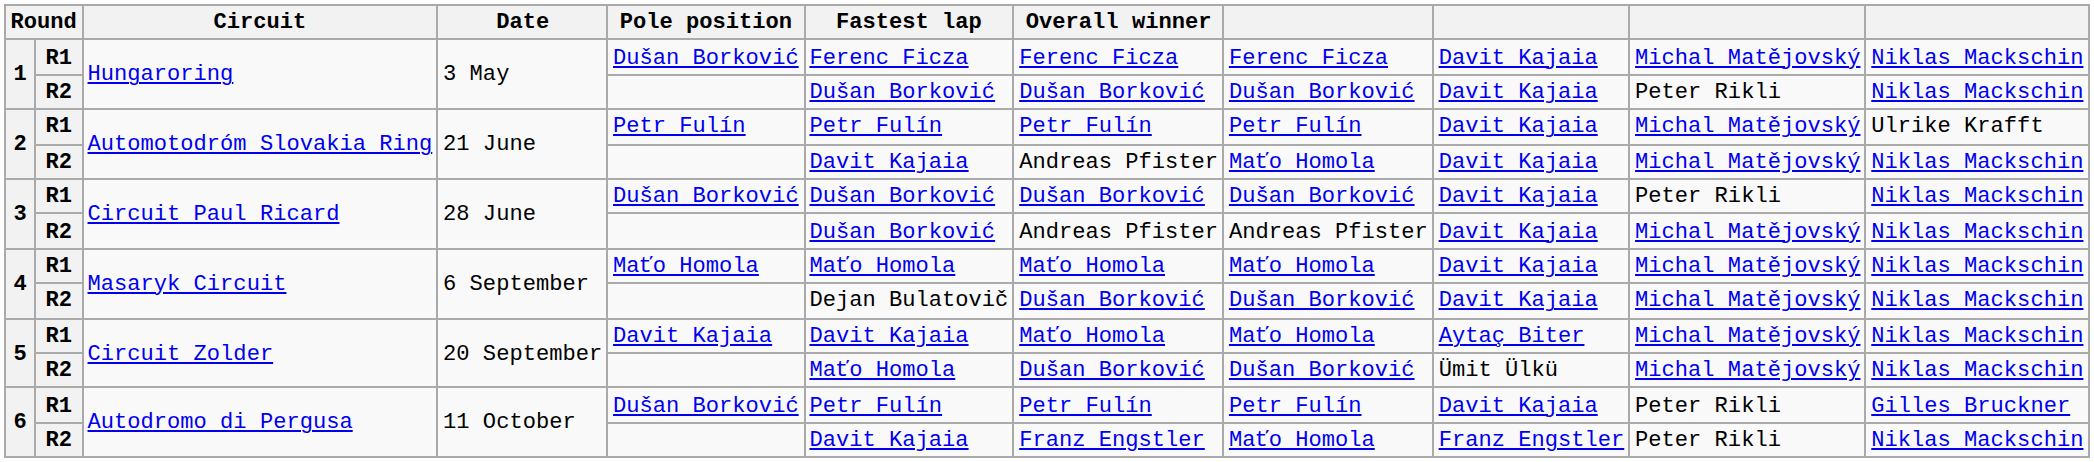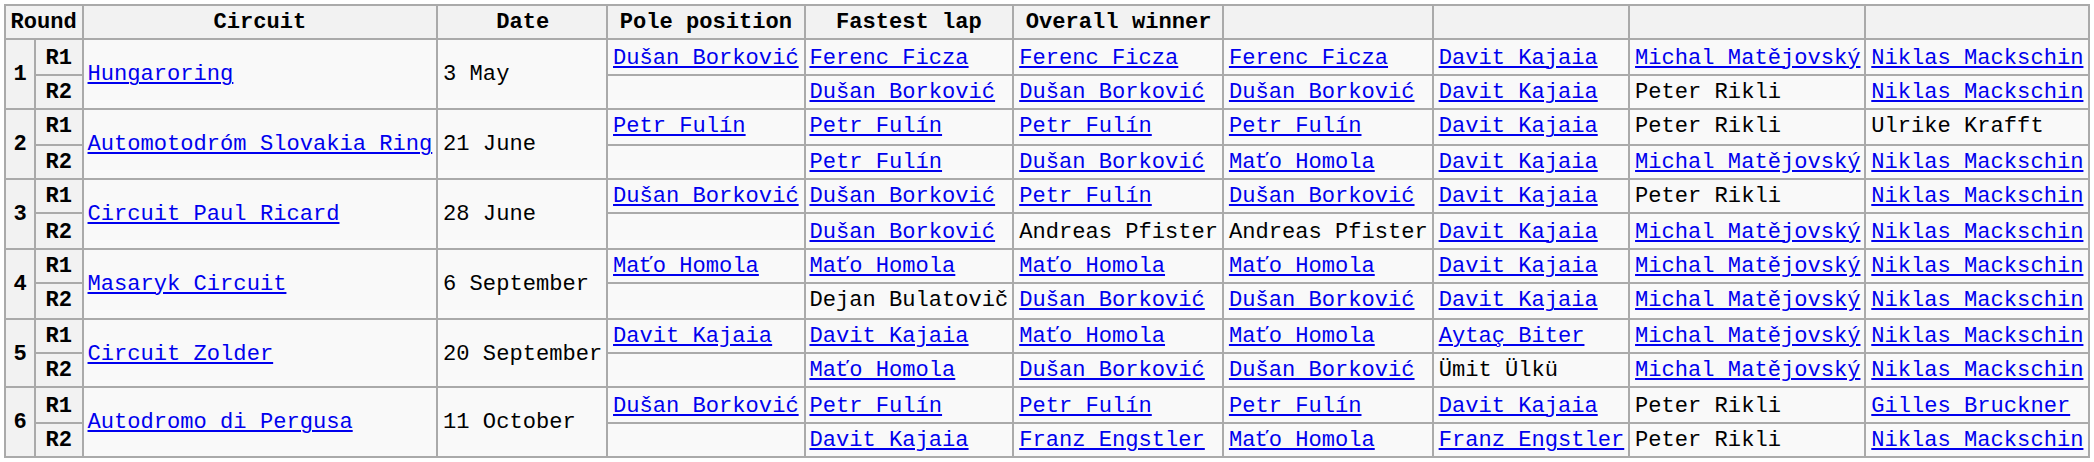(1748, 127) Michal Matějovský -> (1708, 127) Peter Rikli
(889, 162) Davit Kajaia -> (876, 162) Petr Fulín
(1119, 162) Andreas Pfister -> (1112, 162) Dušan Borković
(1112, 197) Dušan Borković -> (1085, 197) Petr Fulín
